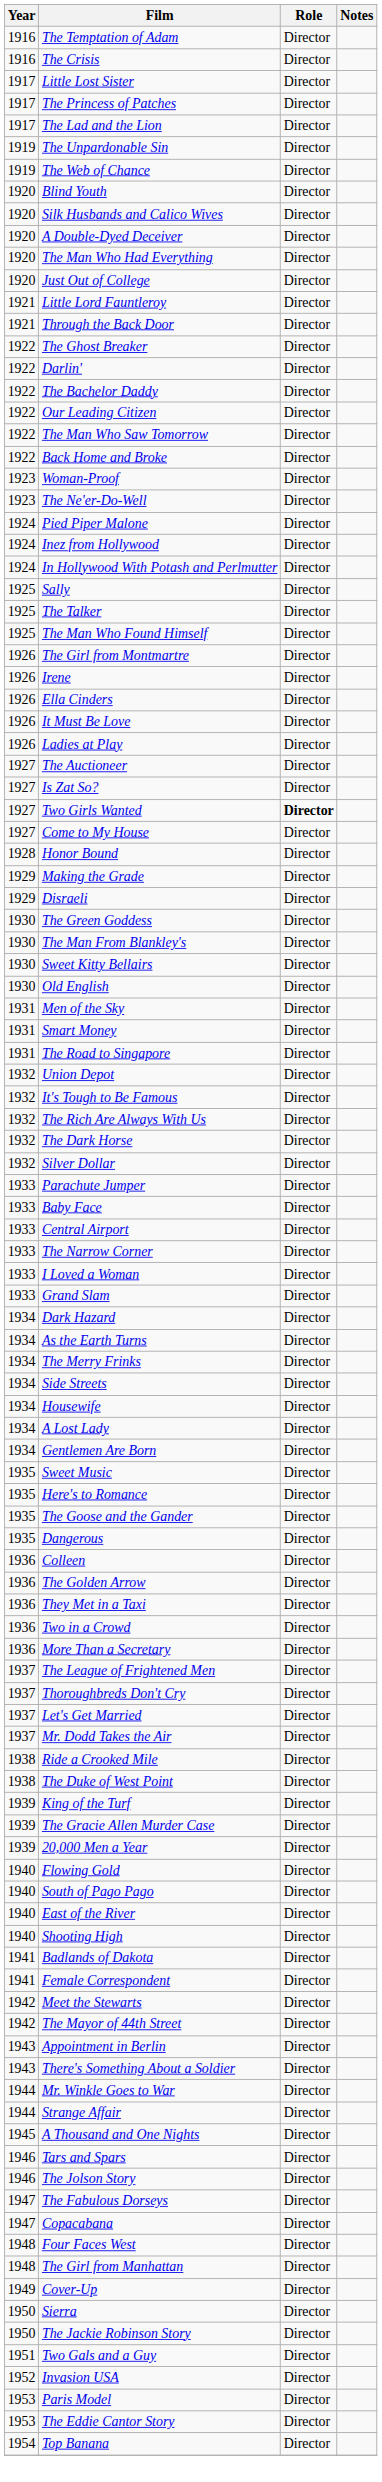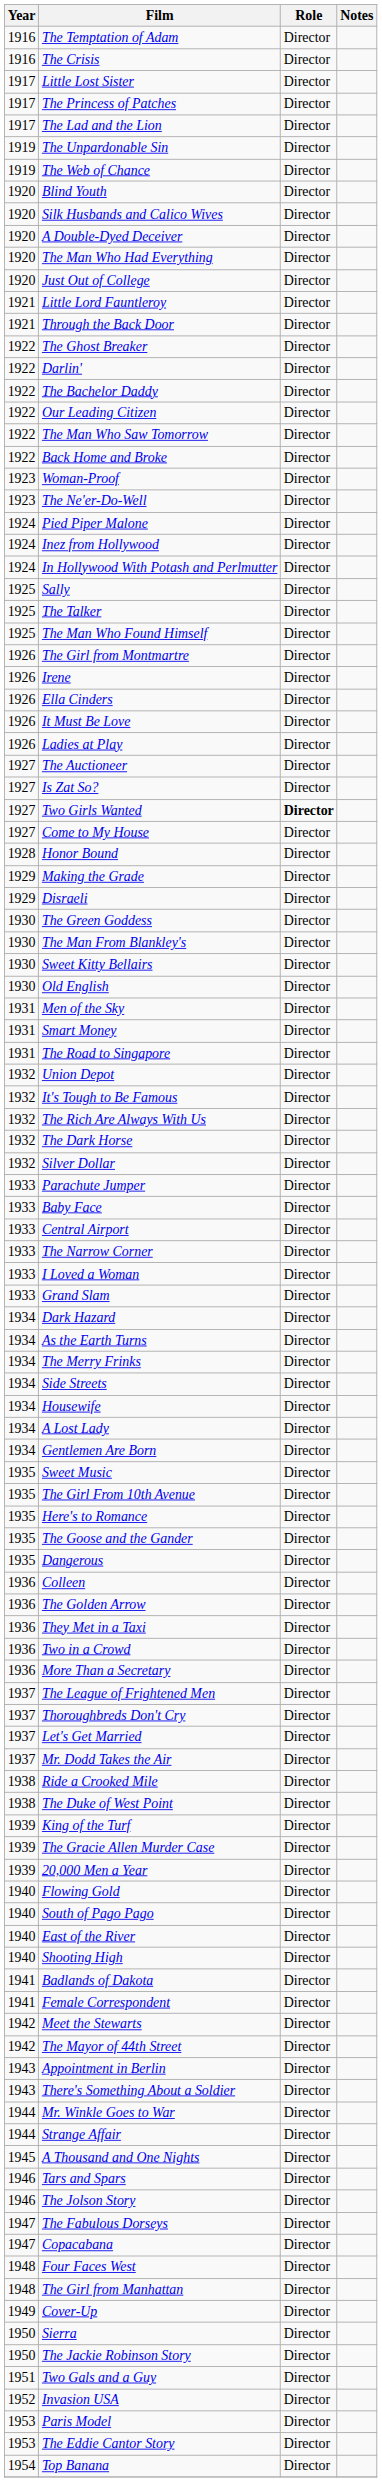+ row: (118, 1494)
